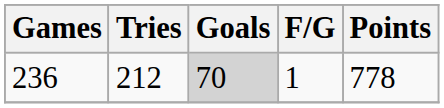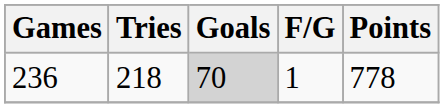(139, 77) 212 -> (139, 77) 218
